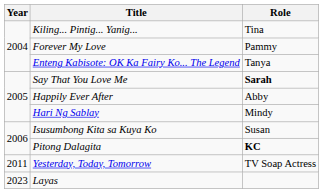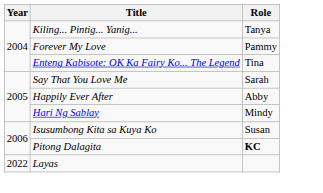(254, 29) Tina -> (258, 29) Tanya
(258, 63) Tanya -> (254, 63) Tina
(258, 79) bold -> (257, 79) normal
- row: (92, 163)
(17, 180) 2023 -> (17, 163) 2022
